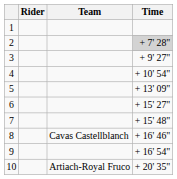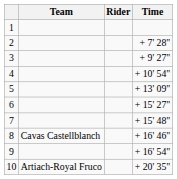columns swapped: (33, 12) <-> (90, 12)
(155, 43) lightgrey background -> (155, 43) no background
